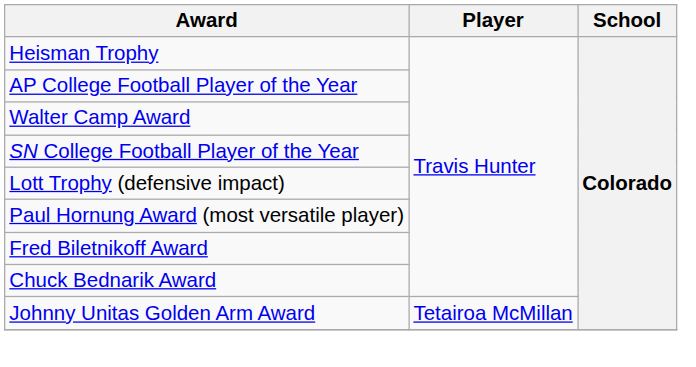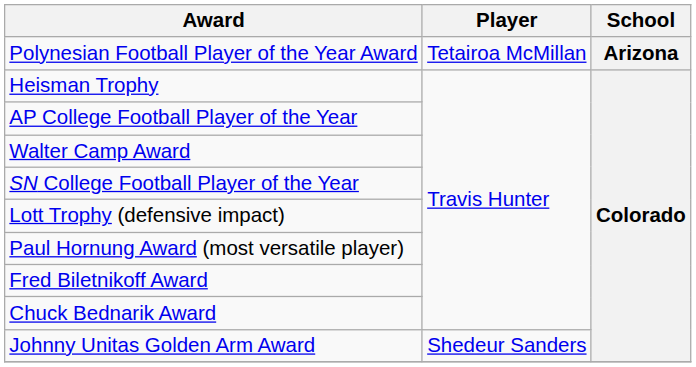+ row: (214, 53)
(493, 313) Tetairoa McMillan -> (507, 345) Shedeur Sanders
